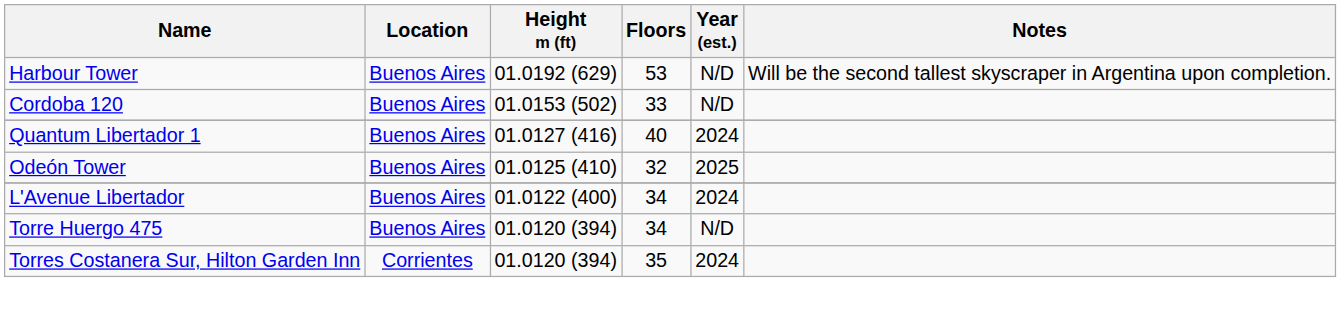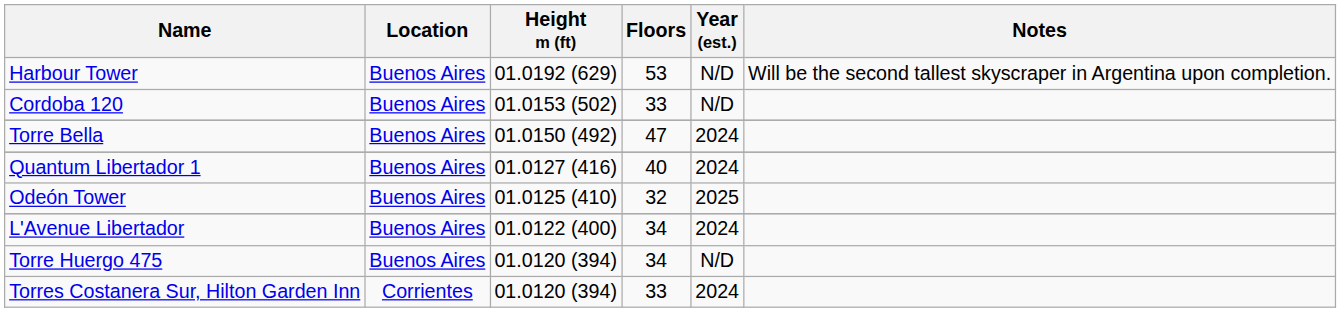+ row: (56, 135)
(656, 260) 35 -> (656, 291) 33
